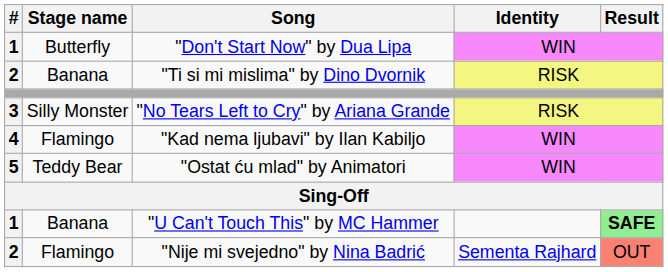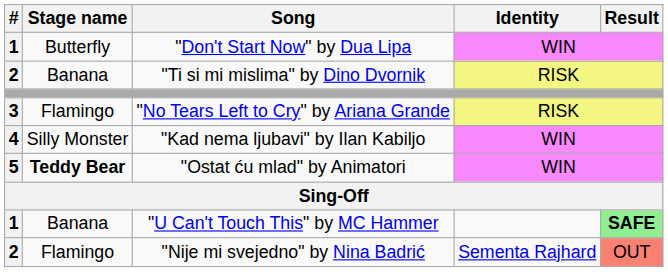(78, 111) Silly Monster -> (78, 111) Flamingo
(78, 139) Flamingo -> (78, 139) Silly Monster
(78, 167) normal -> (78, 167) bold
